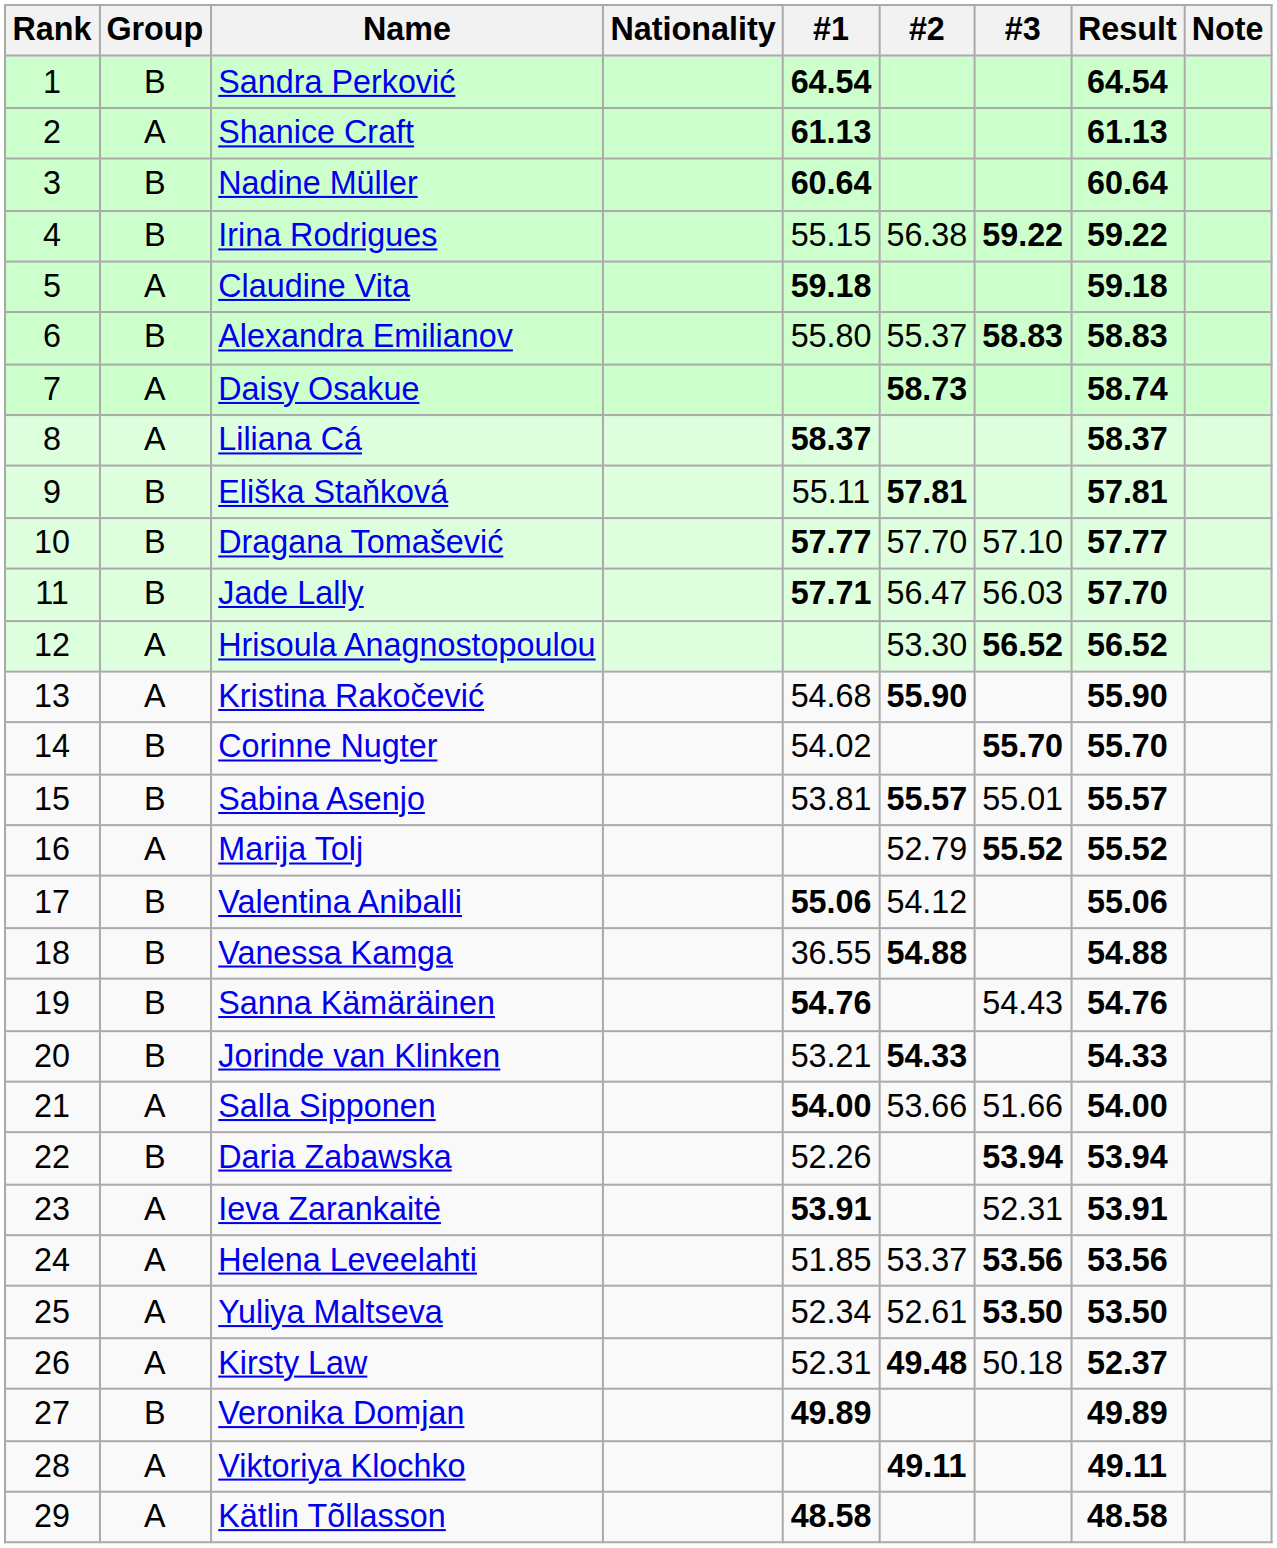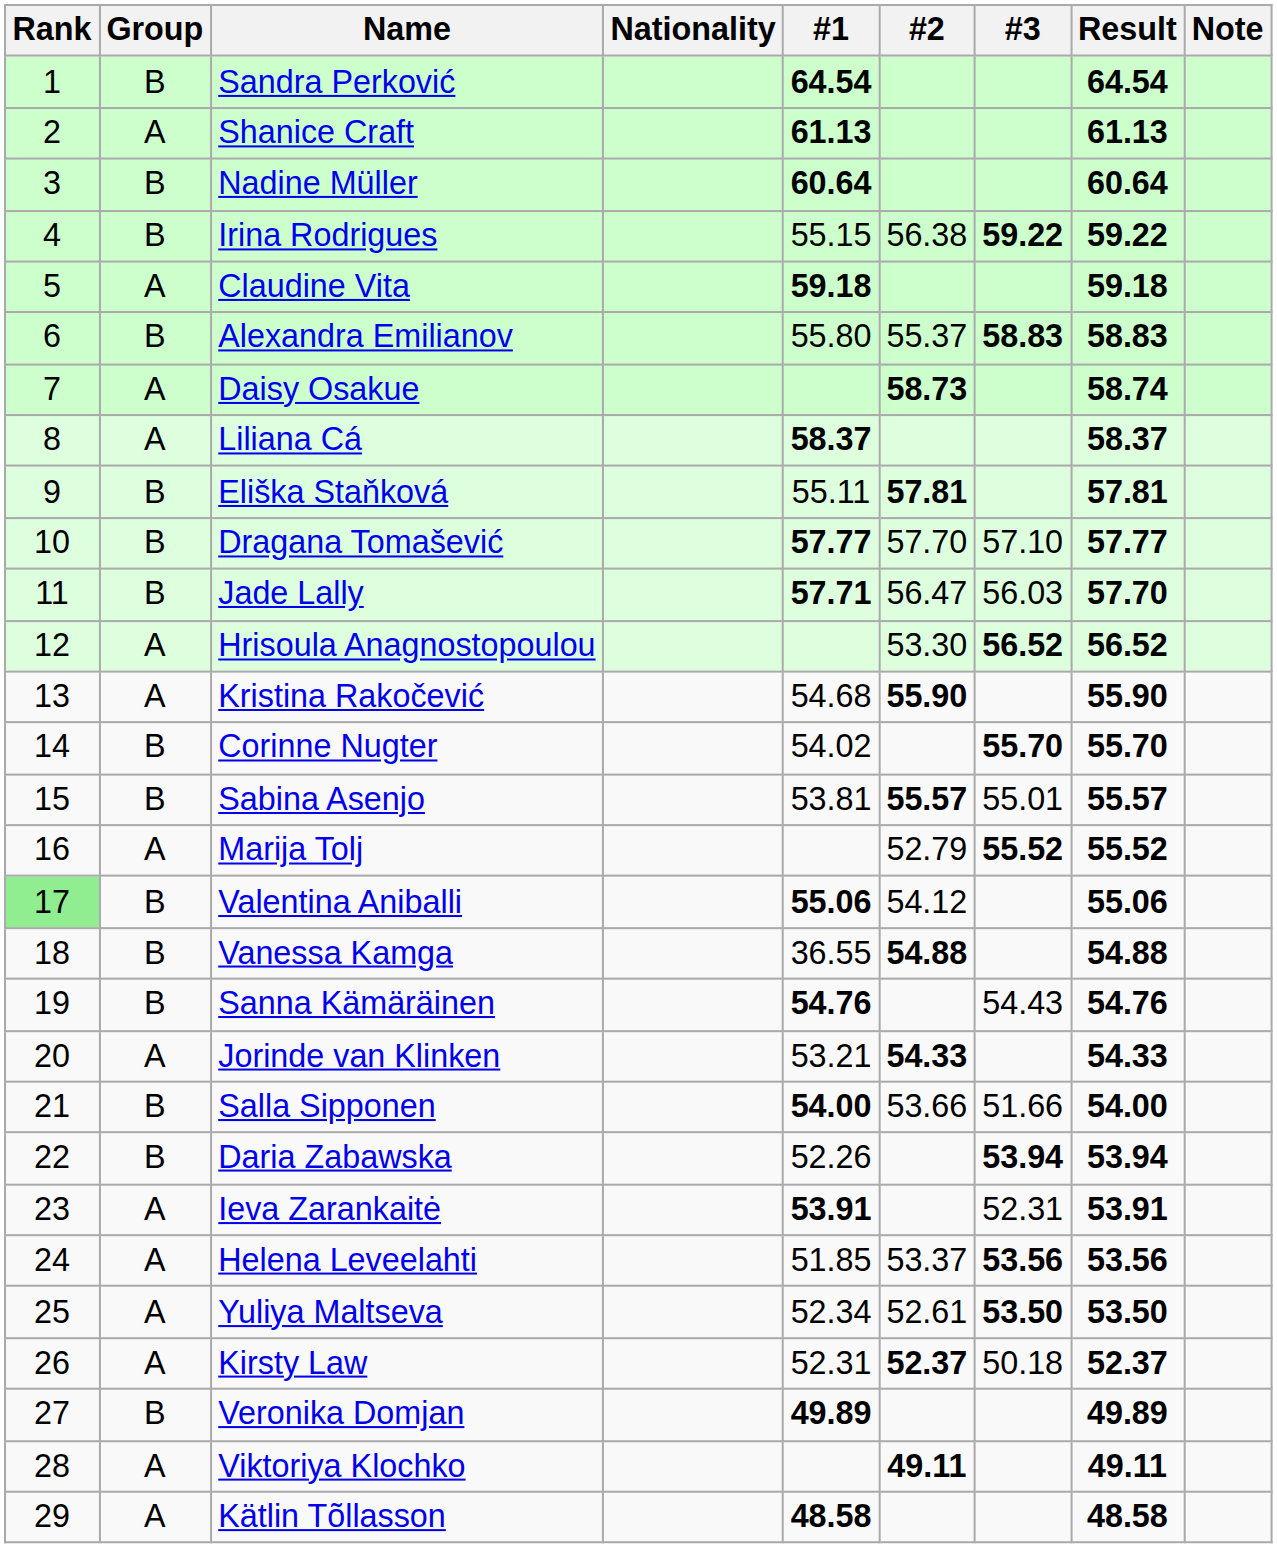(52, 901) no background -> (52, 901) lightgreen background
(155, 1055) B -> (155, 1055) A
(155, 1106) A -> (155, 1106) B
(927, 1362) 49.48 -> (927, 1362) 52.37
